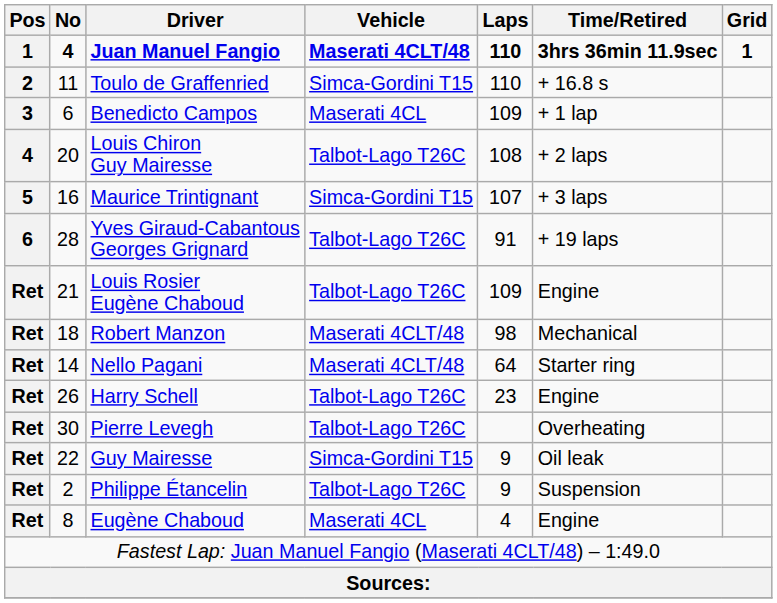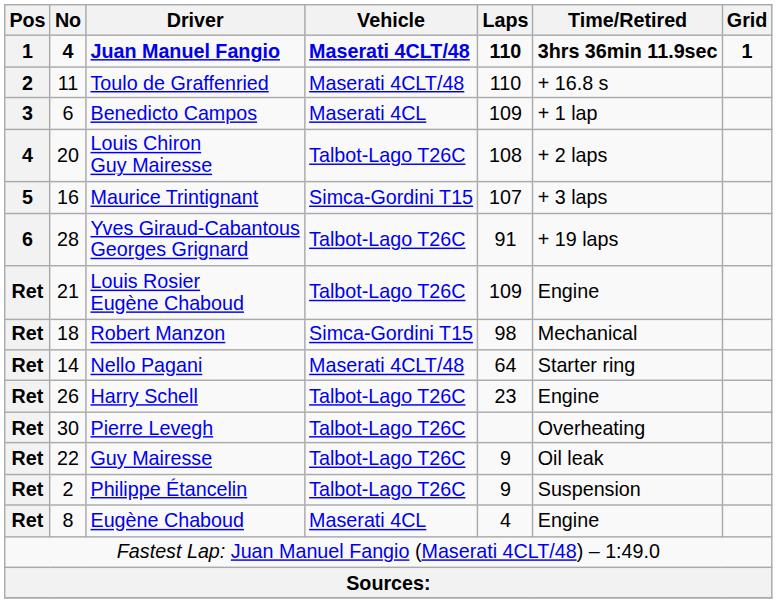(391, 82) Simca-Gordini T15 -> (387, 82) Maserati 4CLT/48
(387, 334) Maserati 4CLT/48 -> (391, 334) Simca-Gordini T15
(391, 458) Simca-Gordini T15 -> (387, 458) Talbot-Lago T26C
